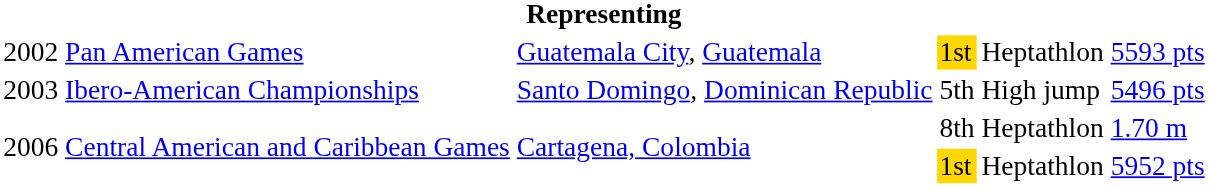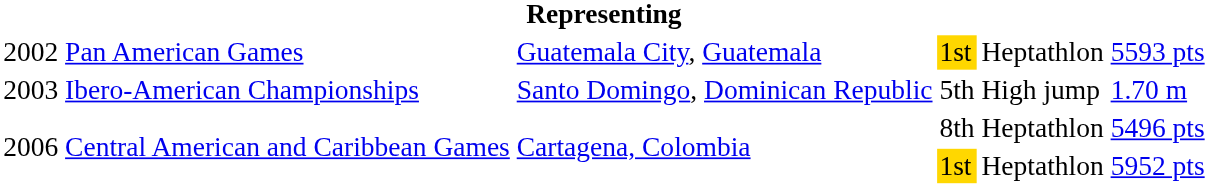(1158, 89) 5496 pts -> (1149, 89) 1.70 m
(1149, 127) 1.70 m -> (1158, 127) 5496 pts
